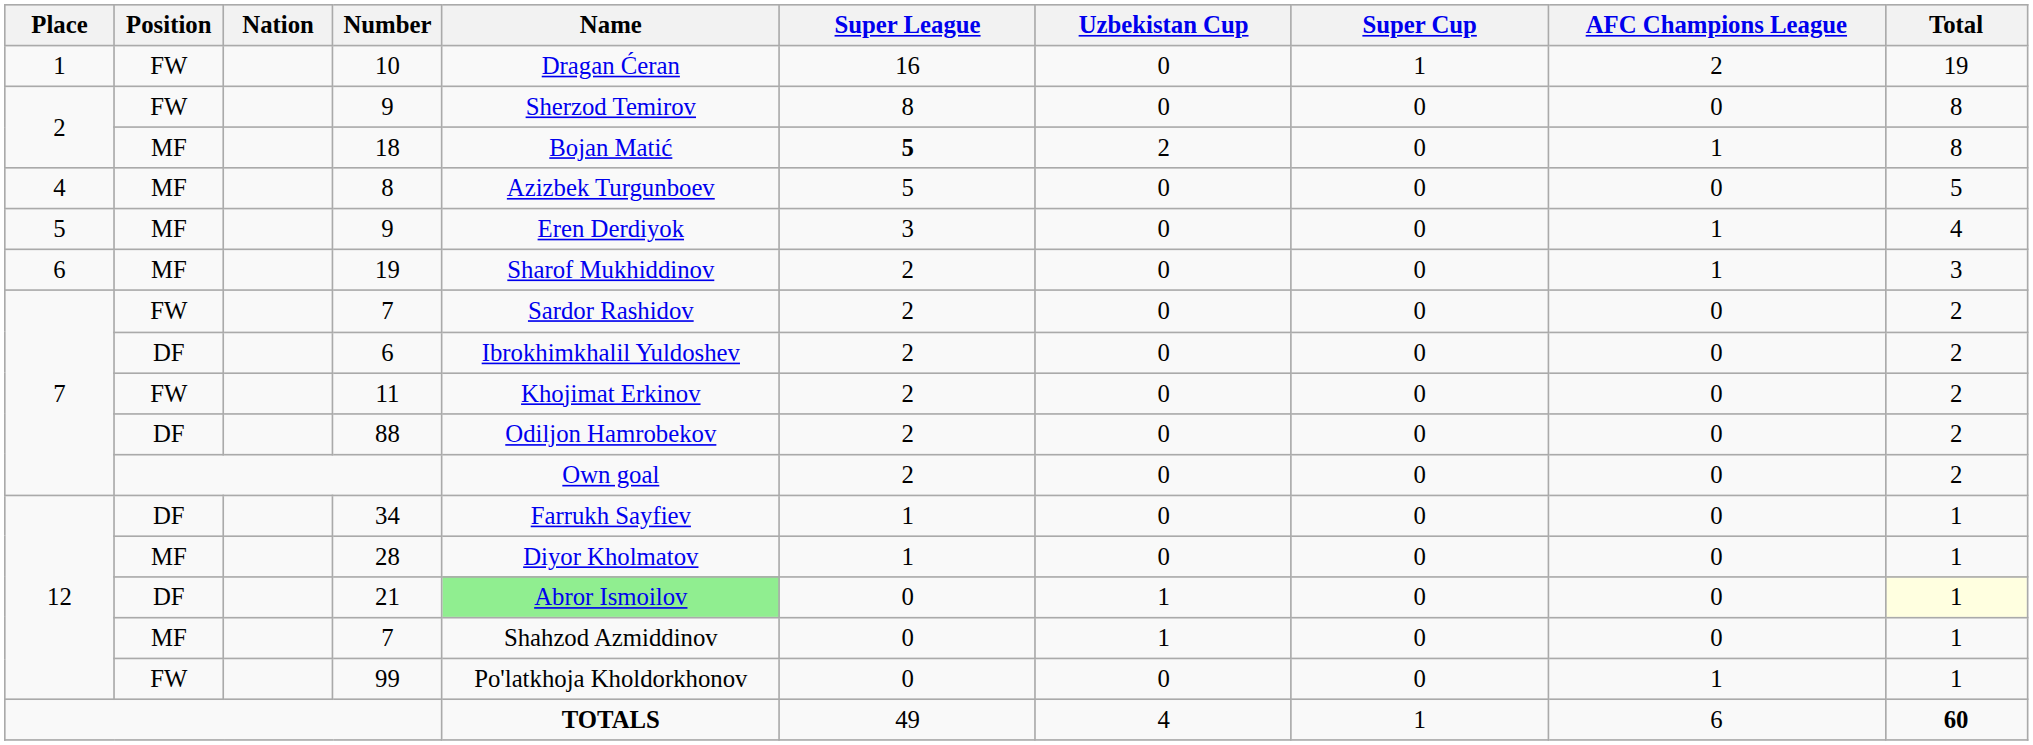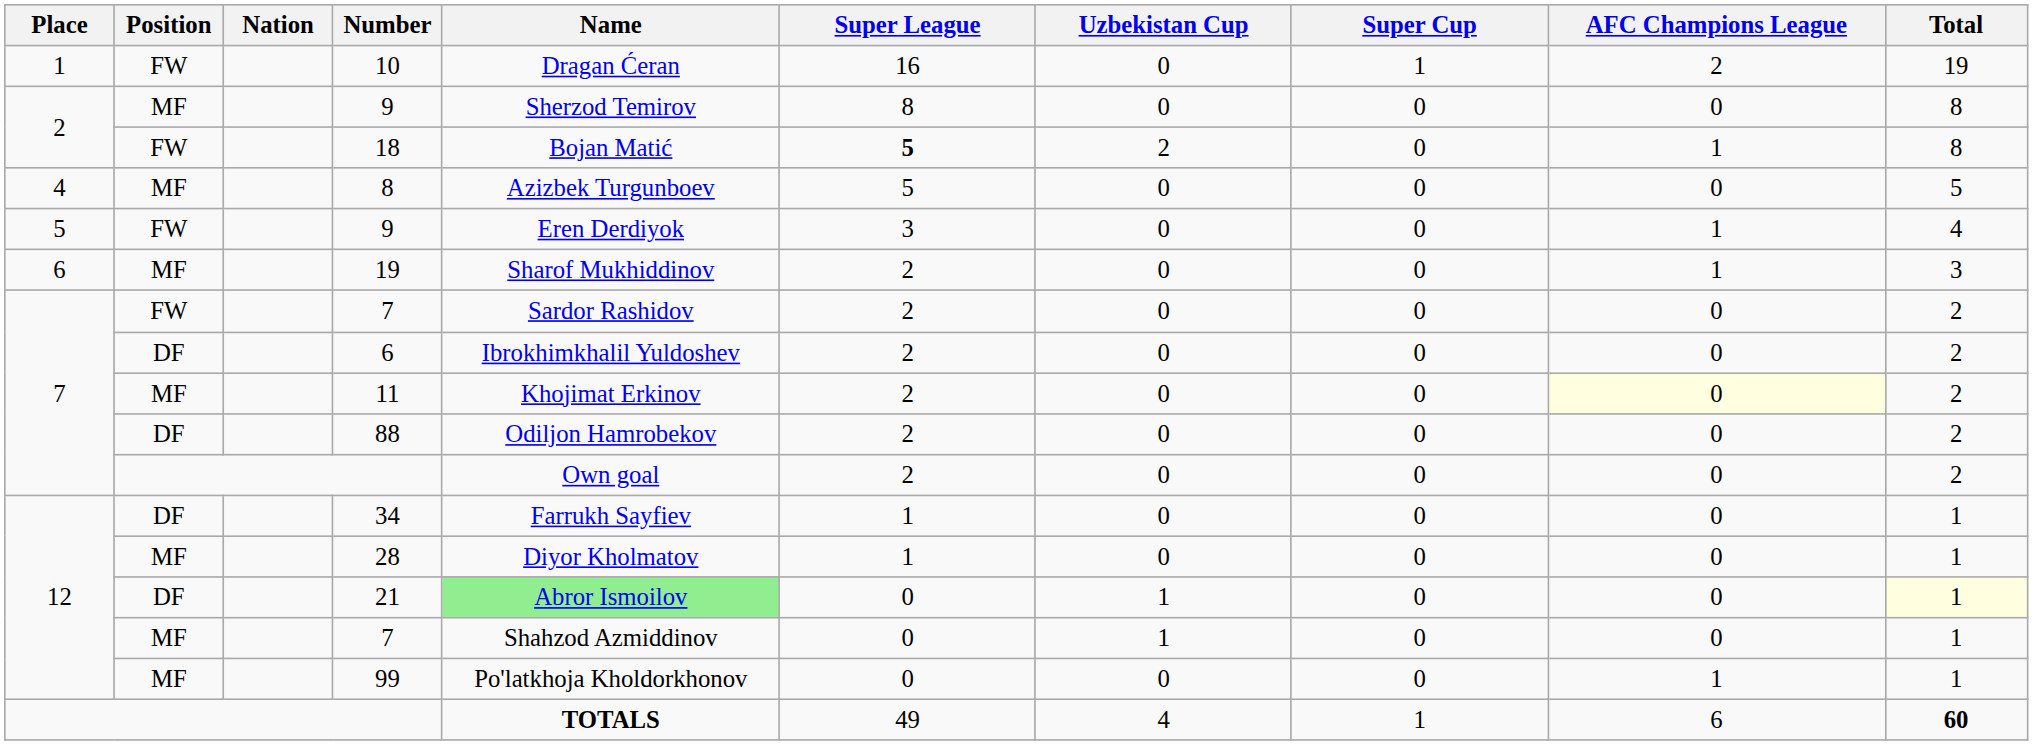(169, 106) FW -> (169, 106) MF
(169, 147) MF -> (169, 147) FW
(169, 229) MF -> (169, 229) FW
(169, 392) FW -> (169, 392) MF
(1716, 392) no background -> (1716, 392) lightyellow background
(169, 678) FW -> (169, 678) MF
